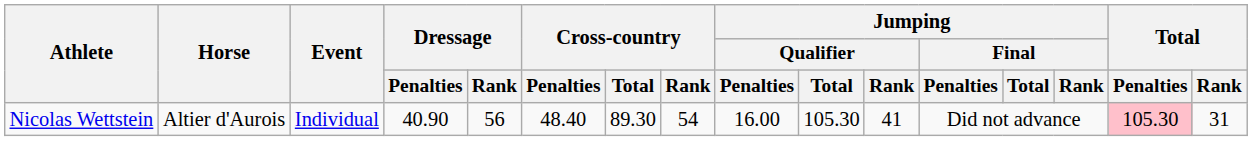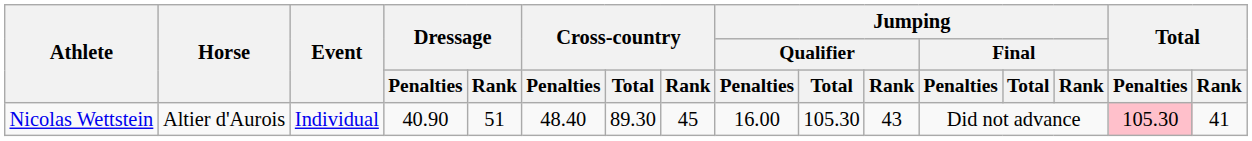(494, 119) 56 -> (494, 119) 51
(688, 119) 54 -> (688, 119) 45
(892, 119) 41 -> (892, 119) 43
(1219, 119) 31 -> (1219, 119) 41
